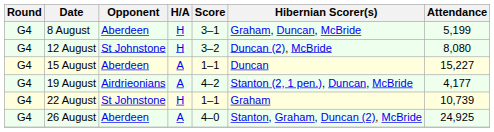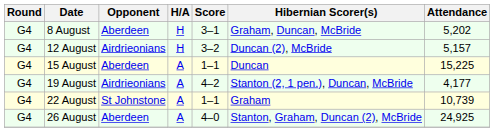(457, 30) 5,199 -> (457, 30) 5,202
(133, 48) St Johnstone -> (133, 48) Airdrieonians
(457, 48) 8,080 -> (457, 48) 5,157
(457, 65) 15,227 -> (457, 65) 15,225
(180, 100) H -> (180, 100) A
